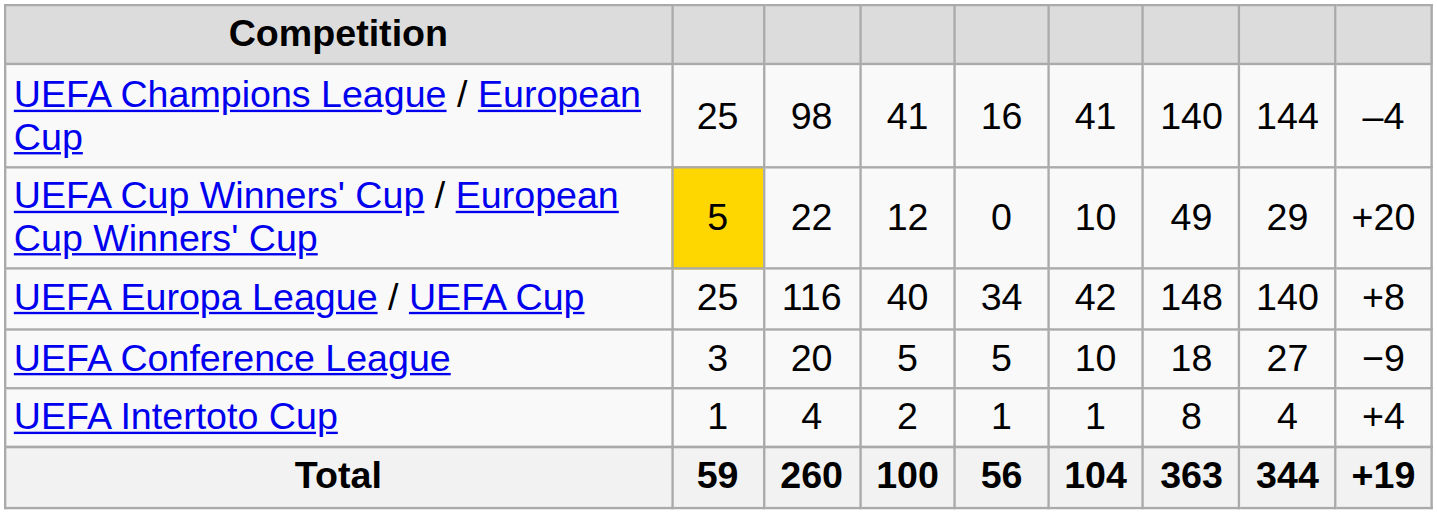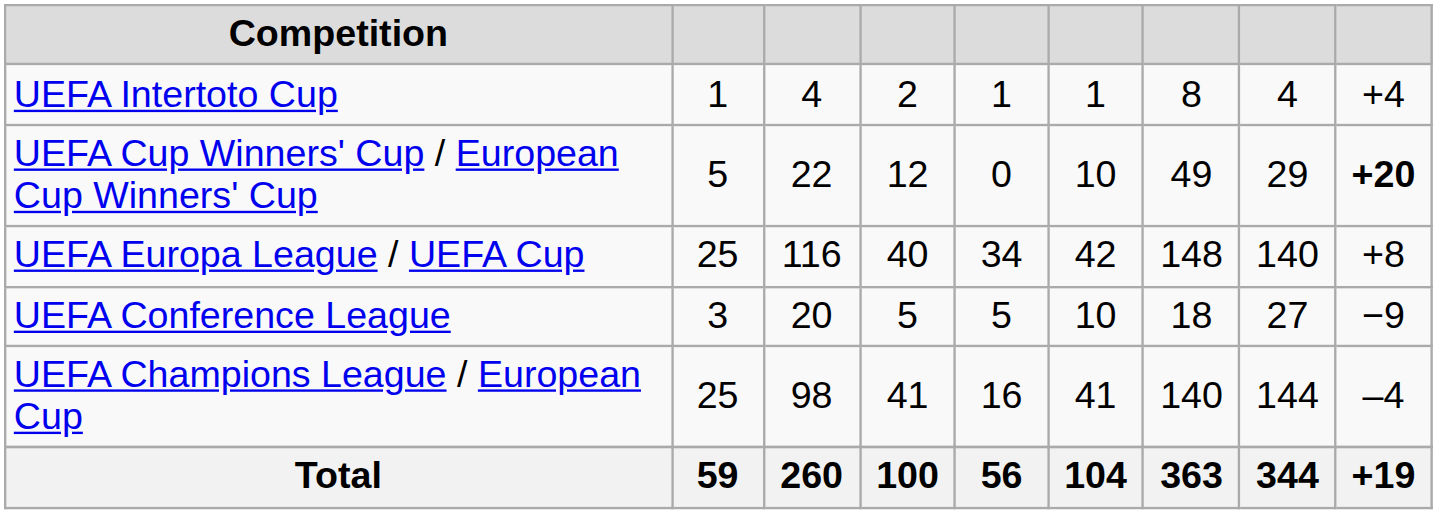rows swapped: (327, 115) <-> (176, 417)
(718, 217) gold background -> (718, 174) no background
(1384, 217) normal -> (1384, 174) bold
